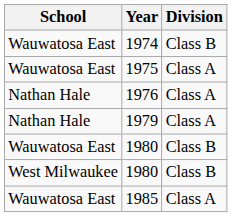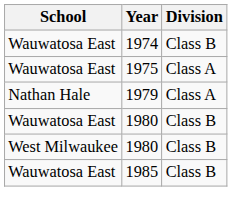- row: (49, 95)
(191, 198) Class A -> (191, 172) Class B
